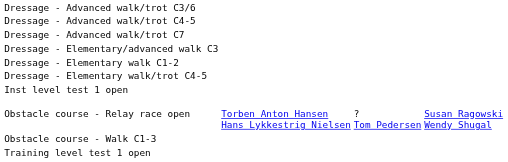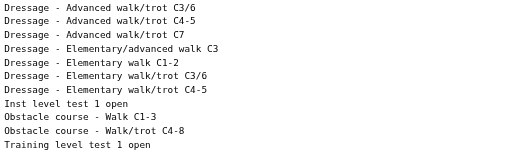+ row: (106, 76)
- row: (97, 114)
+ row: (94, 131)
